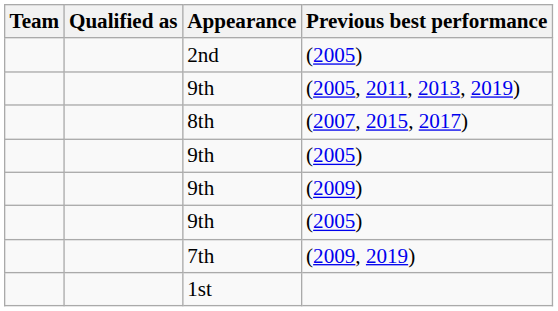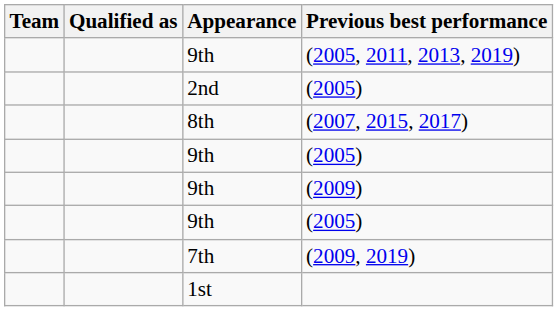rows swapped: (203, 54) <-> (201, 88)
